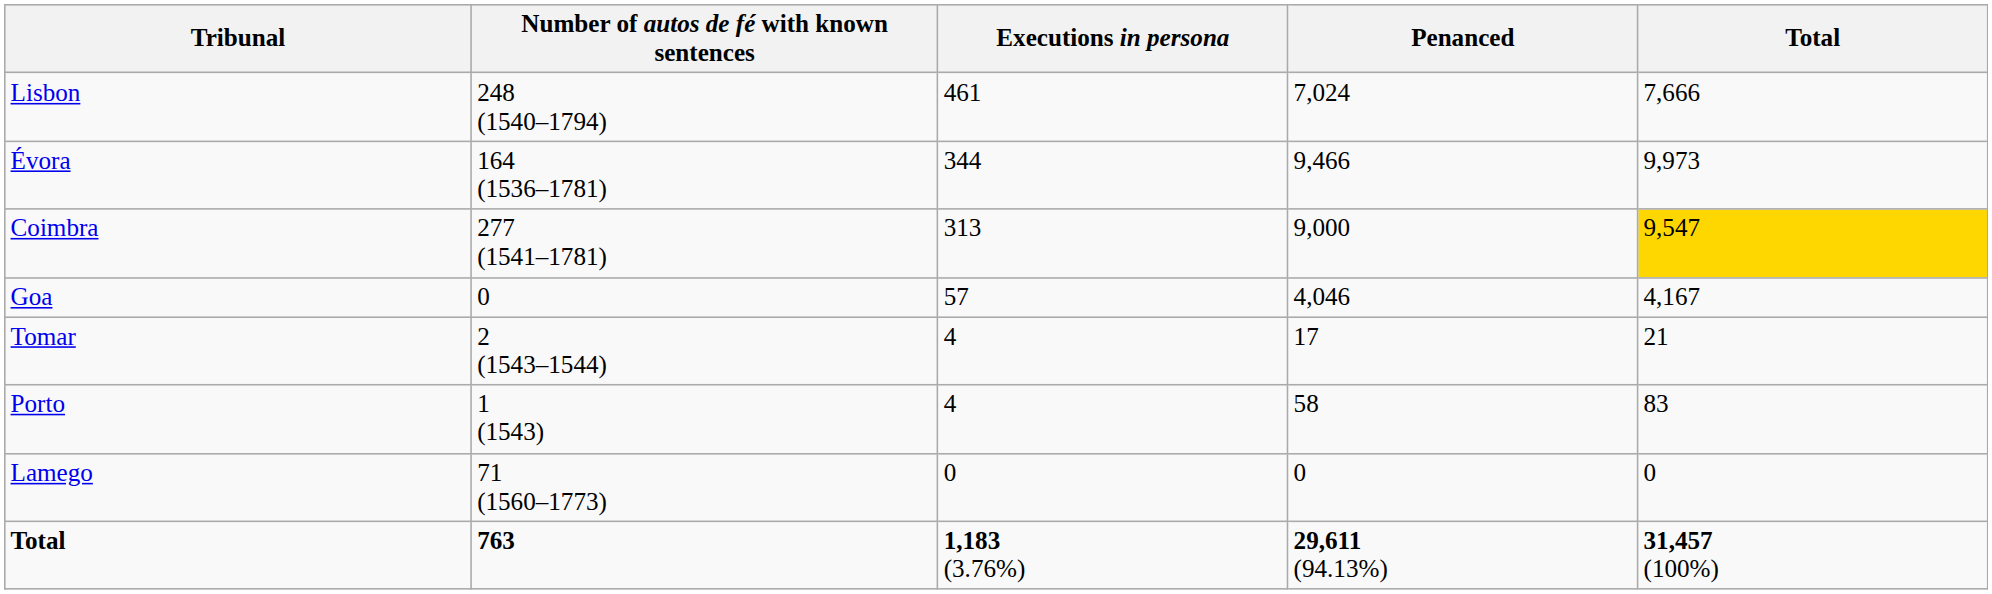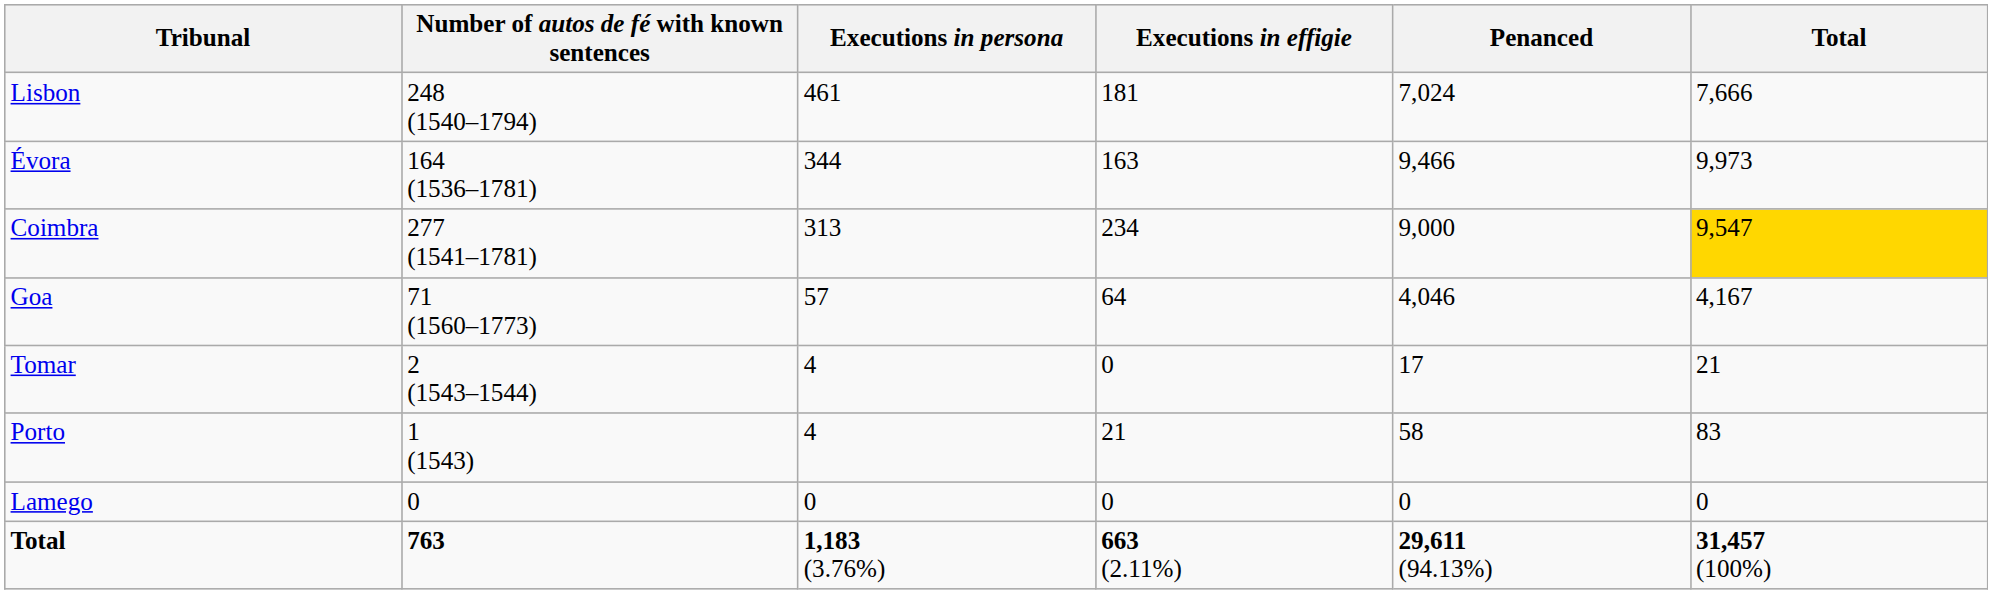+ column: (1244, 38)
(483, 296) 0 -> (472, 310) 71 (1560–1773)
(542, 486) 71 (1560–1773) -> (413, 501) 0
